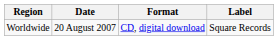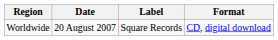columns swapped: (163, 12) <-> (240, 12)
